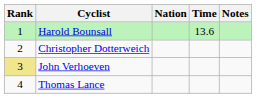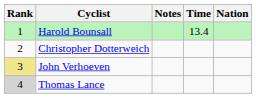columns swapped: (171, 13) <-> (235, 13)
(204, 31) 13.6 -> (199, 31) 13.4
(20, 84) no background -> (20, 84) lightgrey background
